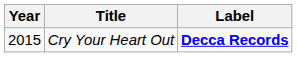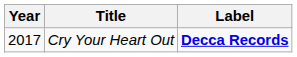(24, 39) 2015 -> (24, 39) 2017
